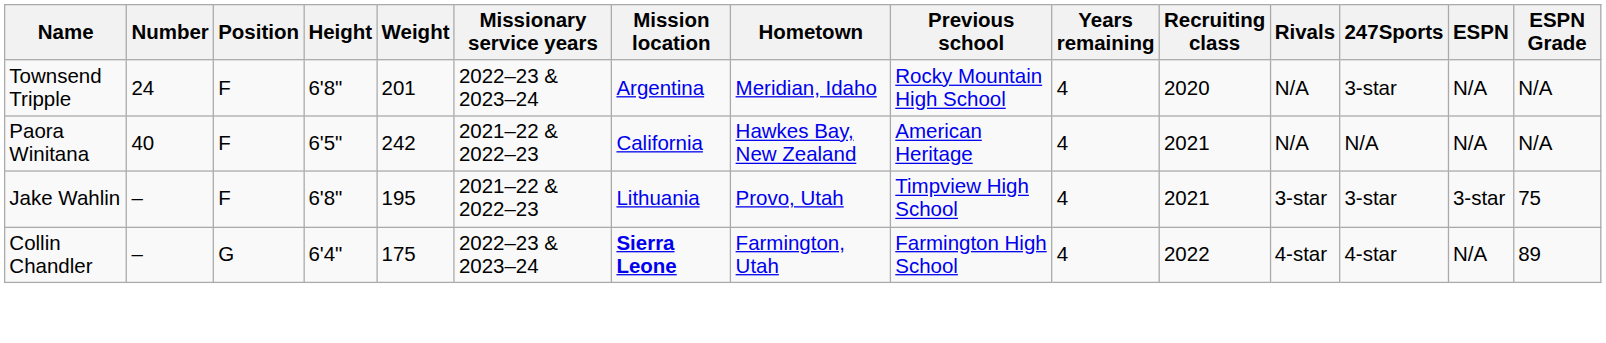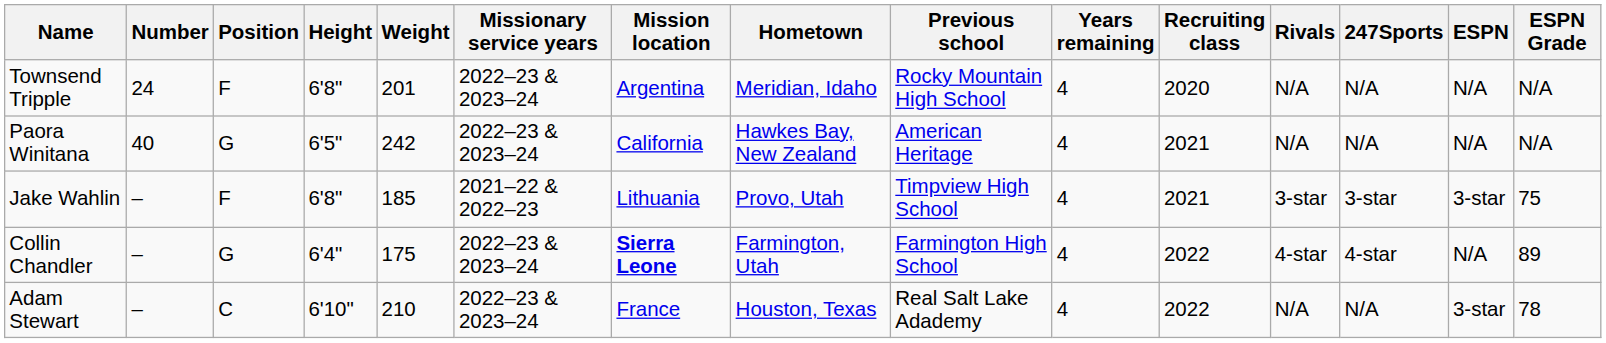(1371, 87) 3-star -> (1362, 87) N/A
(224, 143) F -> (226, 143) G
(508, 143) 2021–22 & 2022–23 -> (508, 143) 2022–23 & 2023–24
(399, 198) 195 -> (399, 198) 185
+ row: (44, 309)
